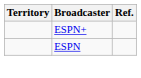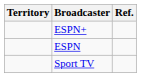+ row: (74, 64)
